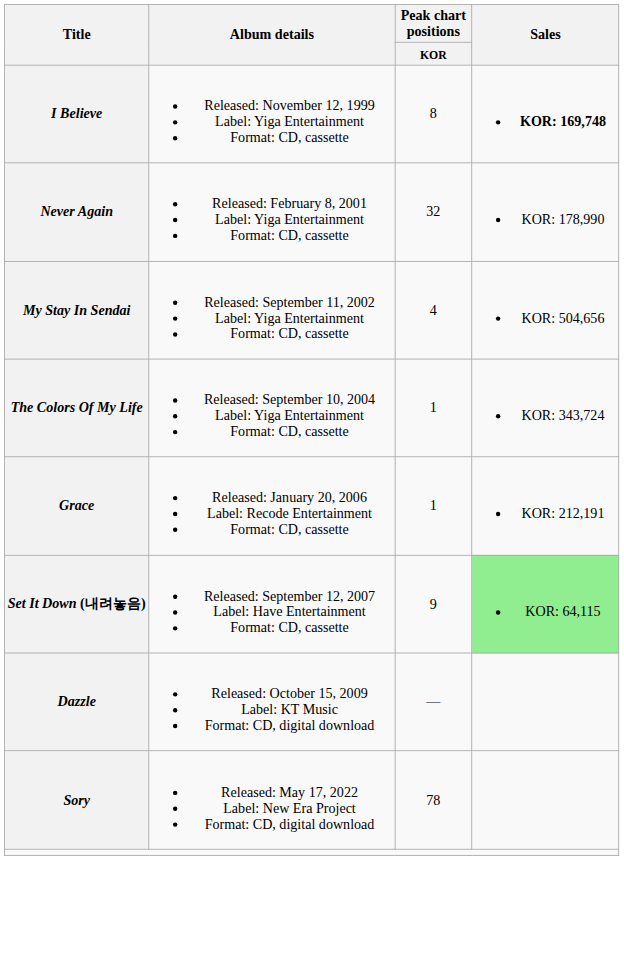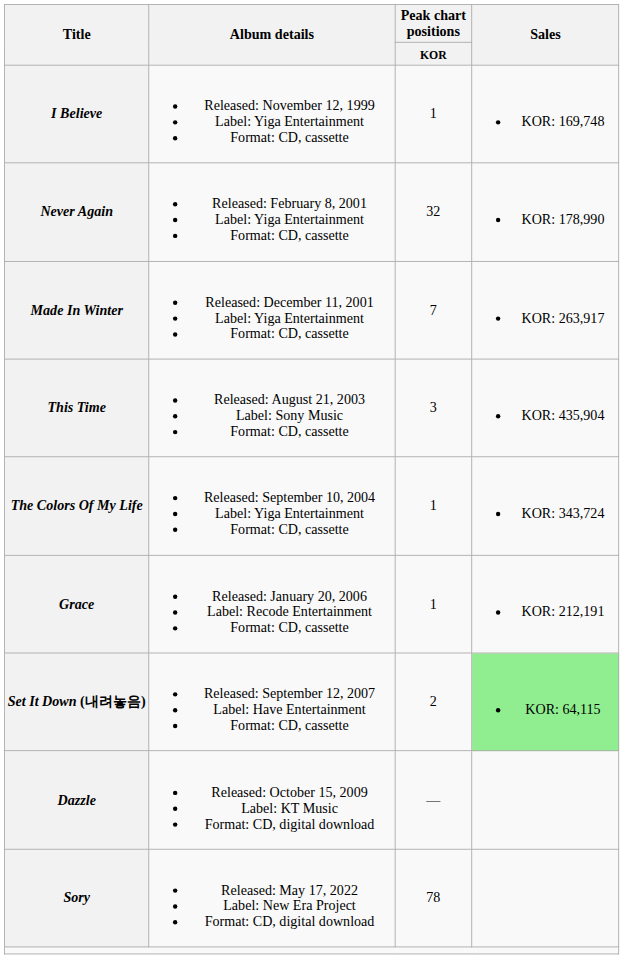(433, 114) 8 -> (433, 114) 1
(545, 122) bold -> (545, 122) normal
+ row: (77, 310)
- row: (77, 310)
+ row: (77, 408)
(433, 604) 9 -> (433, 702) 2
